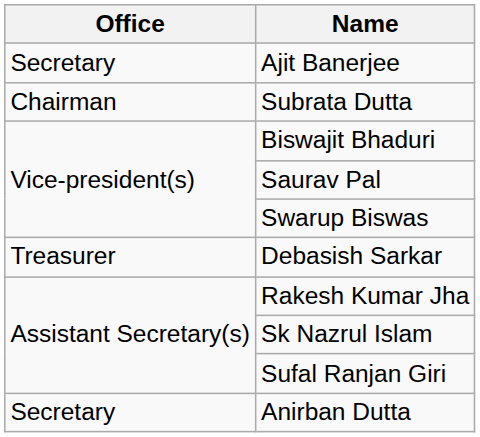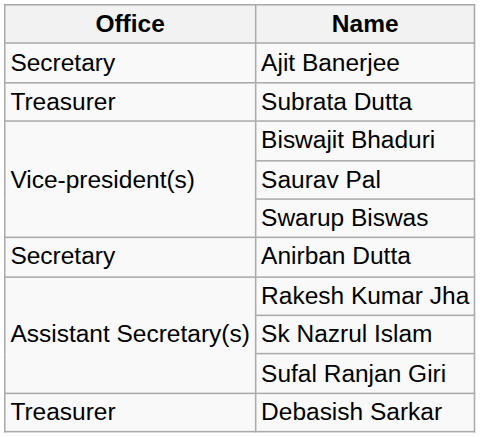(63, 101) Chairman -> (63, 101) Treasurer
rows swapped: (336, 412) <-> (352, 256)
